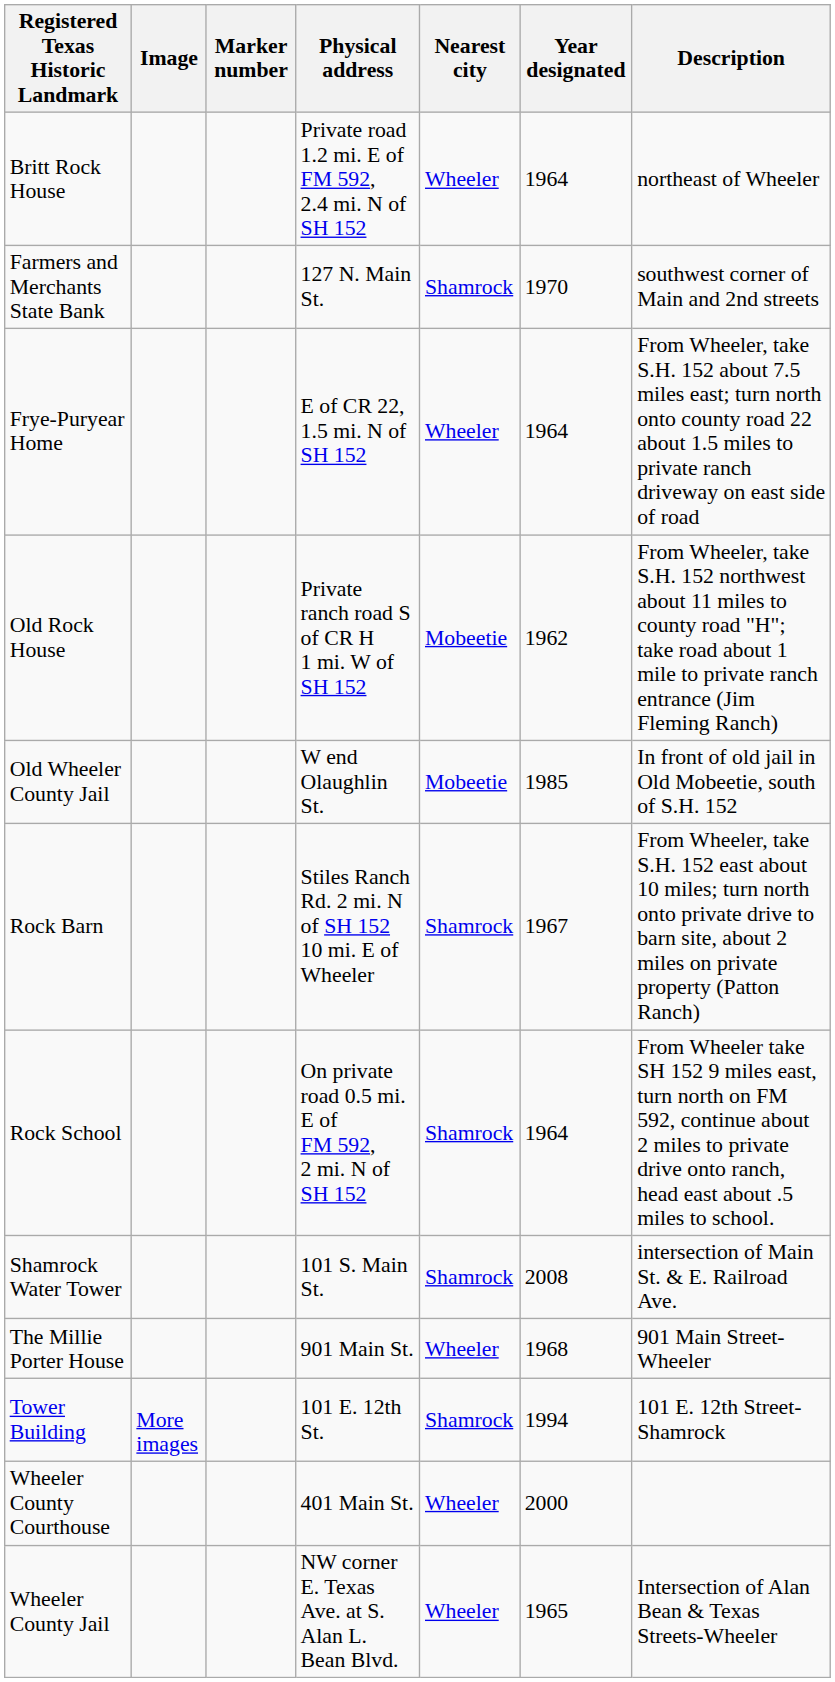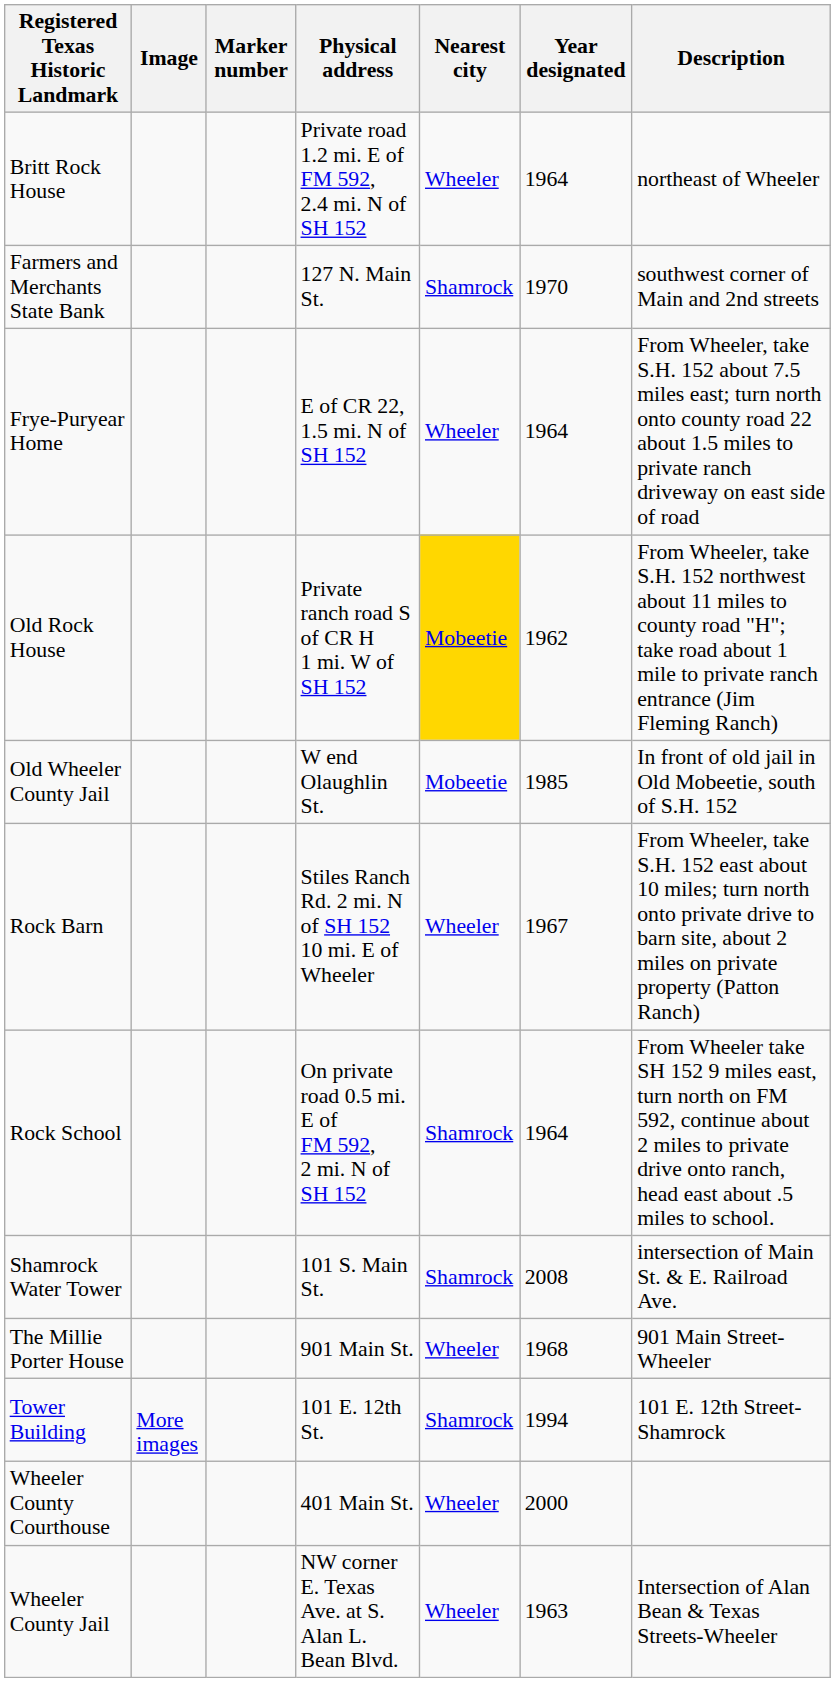(466, 637) no background -> (466, 637) gold background
(469, 926) Shamrock -> (462, 926) Wheeler
(546, 1610) 1965 -> (546, 1610) 1963
